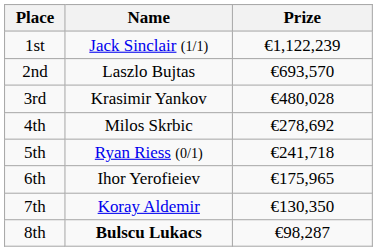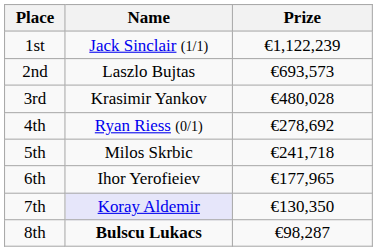(302, 71) €693,570 -> (302, 71) €693,573
(149, 125) Milos Skrbic -> (149, 125) Ryan Riess (0/1)
(149, 152) Ryan Riess (0/1) -> (149, 152) Milos Skrbic
(302, 179) €175,965 -> (302, 179) €177,965
(149, 206) no background -> (149, 206) lavender background
